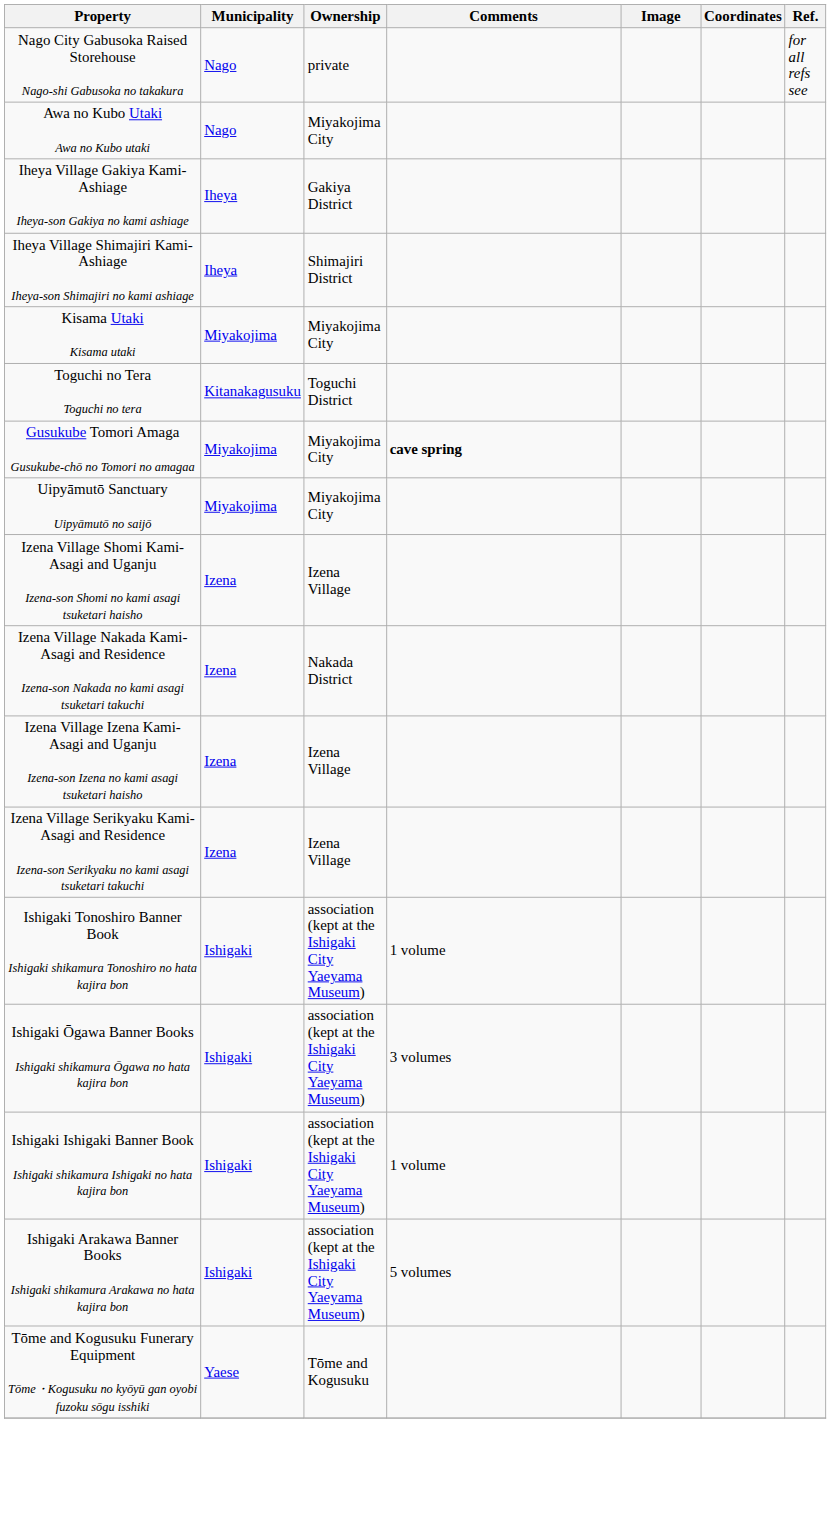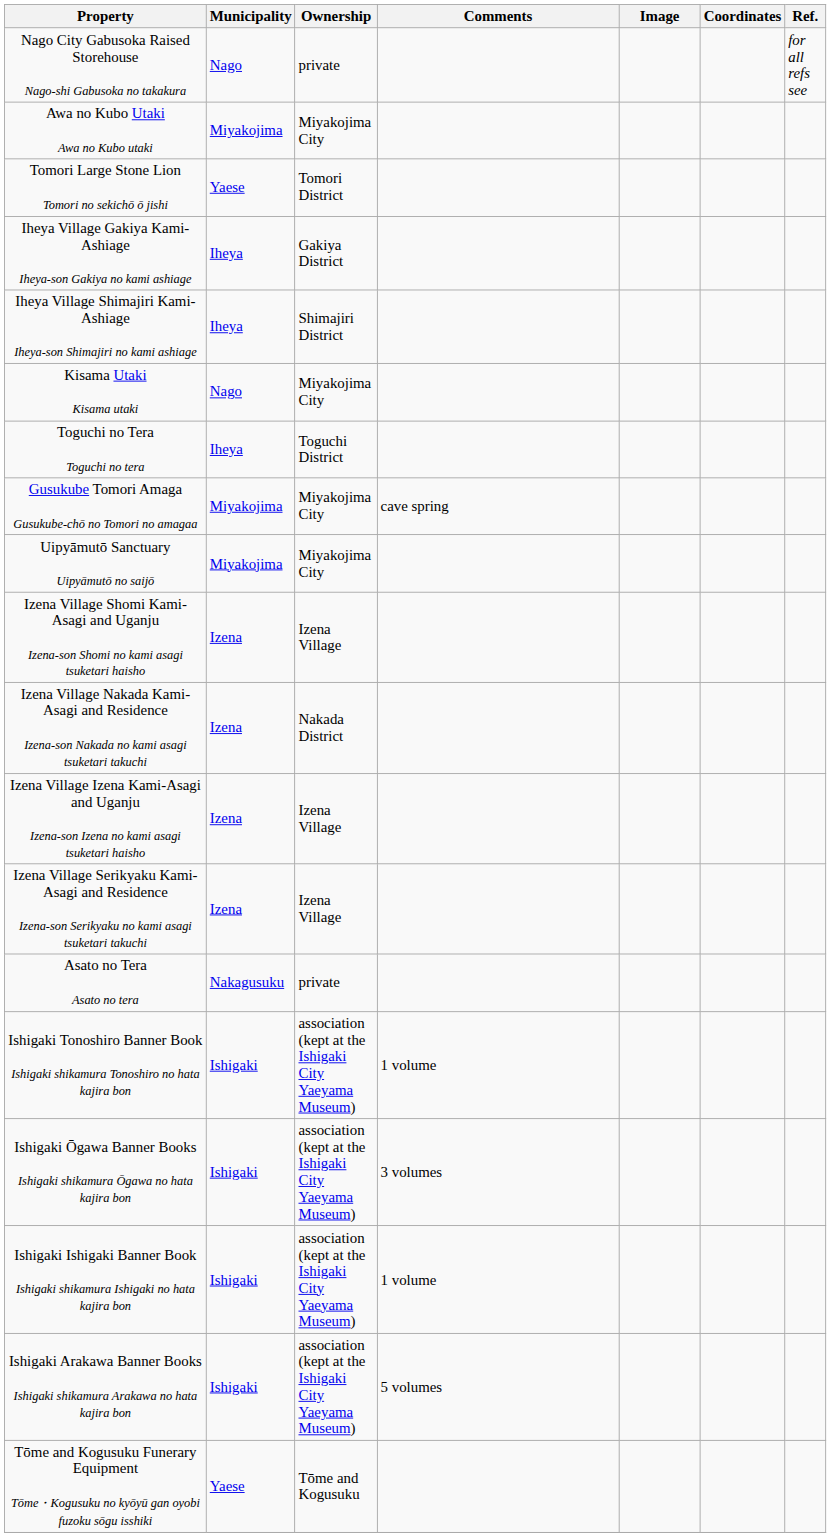(220, 130) Nago -> (246, 130) Miyakojima
+ row: (105, 187)
(241, 335) Miyakojima -> (226, 392) Nago
(253, 392) Kitanakagusuku -> (226, 449) Iheya
(426, 449) bold -> (415, 506) normal
+ row: (105, 982)
